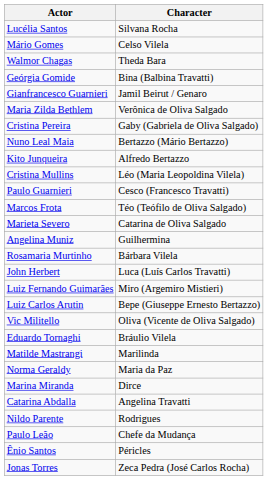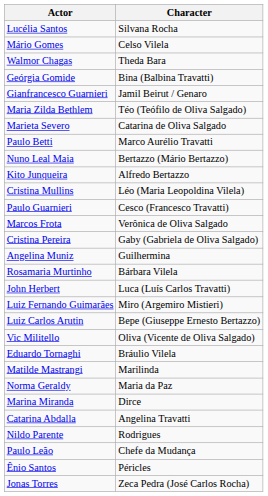(173, 110) Verônica de Oliva Salgado -> (182, 110) Téo (Teófilo de Oliva Salgado)
rows swapped: (38, 223) <-> (39, 126)
+ row: (30, 142)
(182, 207) Téo (Teófilo de Oliva Salgado) -> (173, 223) Verônica de Oliva Salgado
